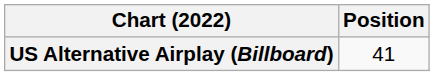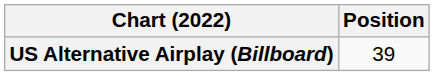(384, 53) 41 -> (384, 53) 39
